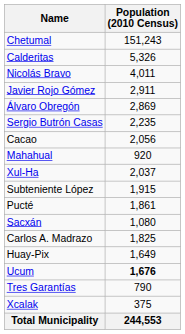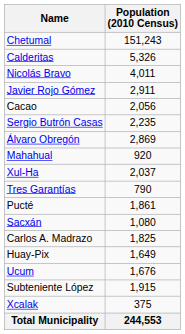rows swapped: (43, 106) <-> (22, 139)
rows swapped: (50, 189) <-> (41, 288)
(143, 271) bold -> (143, 271) normal
